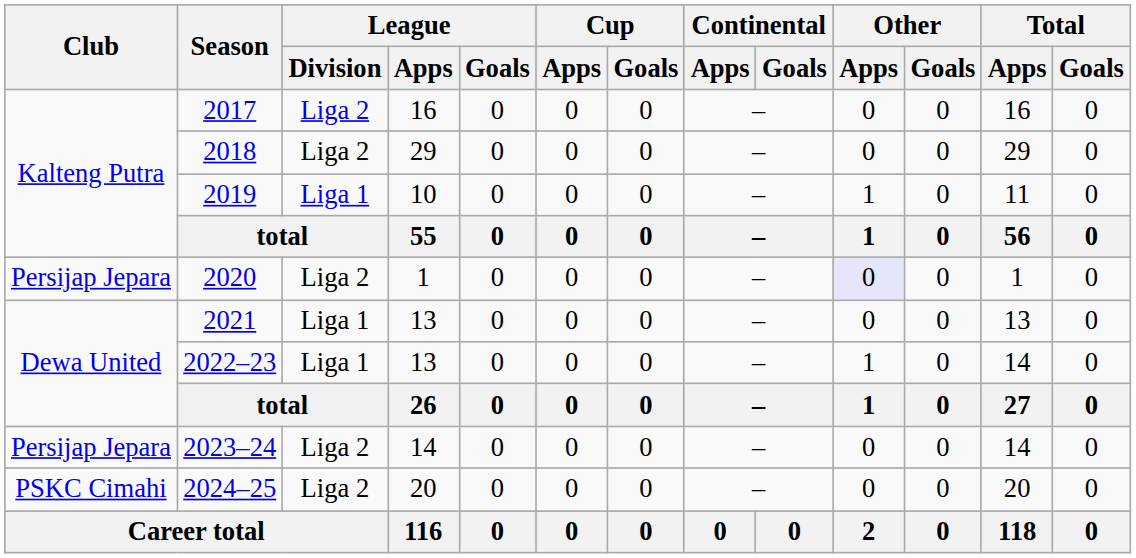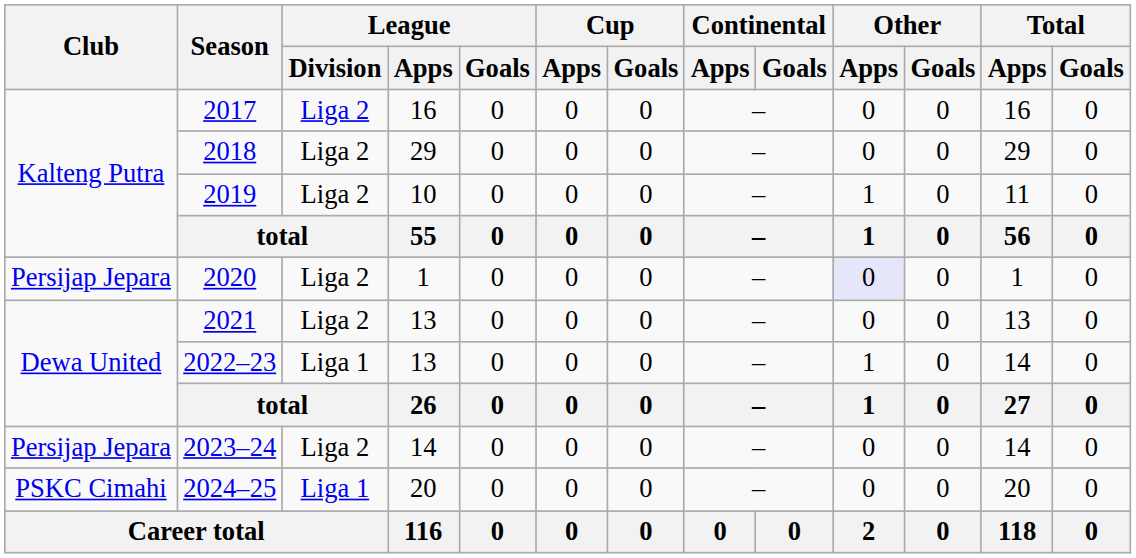(335, 194) Liga 1 -> (335, 194) Liga 2
(335, 320) Liga 1 -> (335, 320) Liga 2
(335, 488) Liga 2 -> (335, 488) Liga 1
